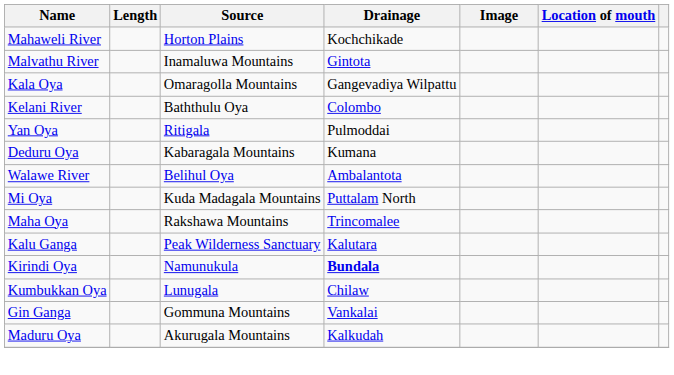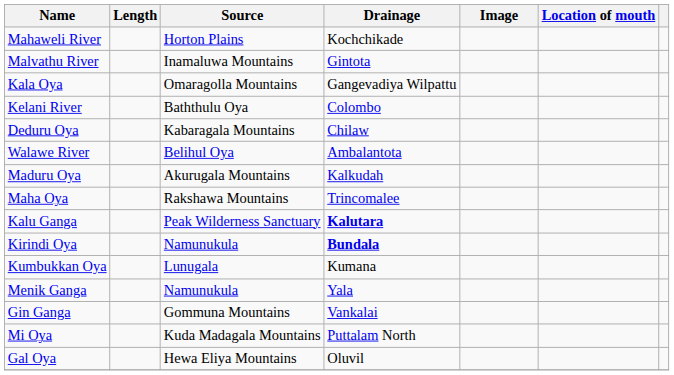- row: (33, 130)
(352, 152) Kumana -> (348, 130) Chilaw
rows swapped: (44, 335) <-> (30, 198)
(352, 244) normal -> (355, 221) bold
(348, 289) Chilaw -> (352, 267) Kumana
+ row: (47, 289)
+ row: (32, 358)
